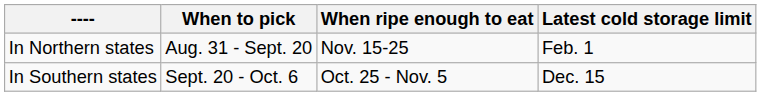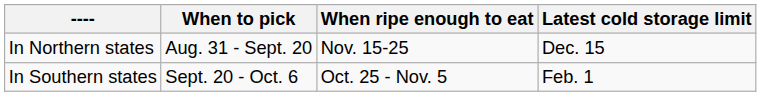(568, 47) Feb. 1 -> (573, 47) Dec. 15
(573, 76) Dec. 15 -> (568, 76) Feb. 1
